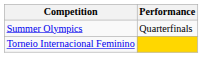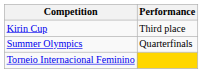+ row: (27, 28)
